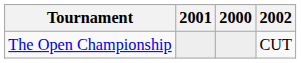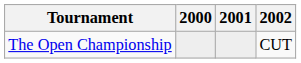columns swapped: (236, 18) <-> (196, 18)
